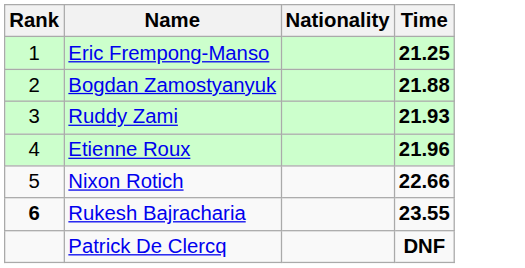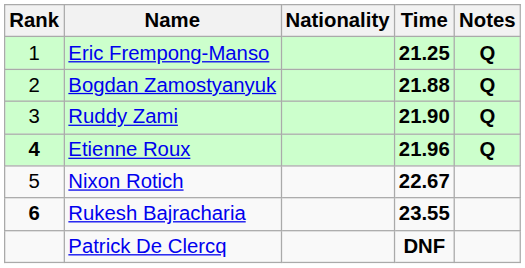+ column: (487, 20)
(424, 117) 21.93 -> (424, 117) 21.90
(34, 149) normal -> (34, 149) bold
(424, 181) 22.66 -> (424, 181) 22.67
